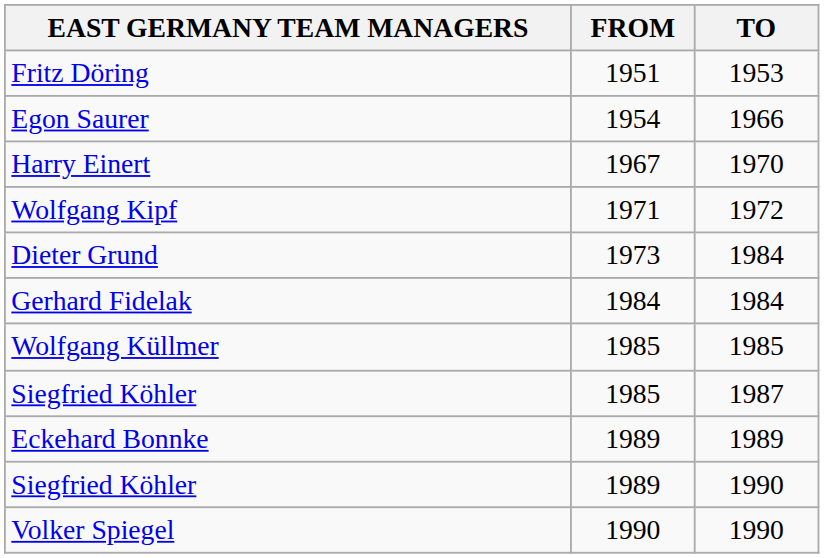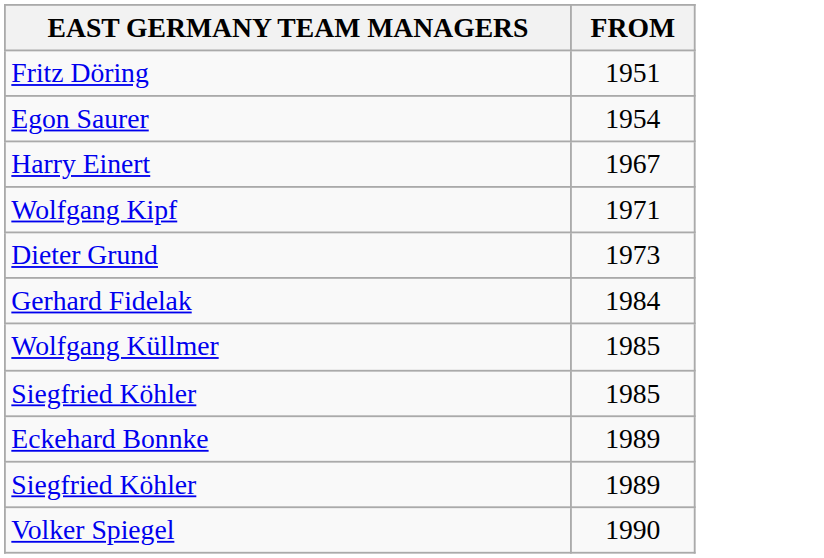- column: (756, 27)
